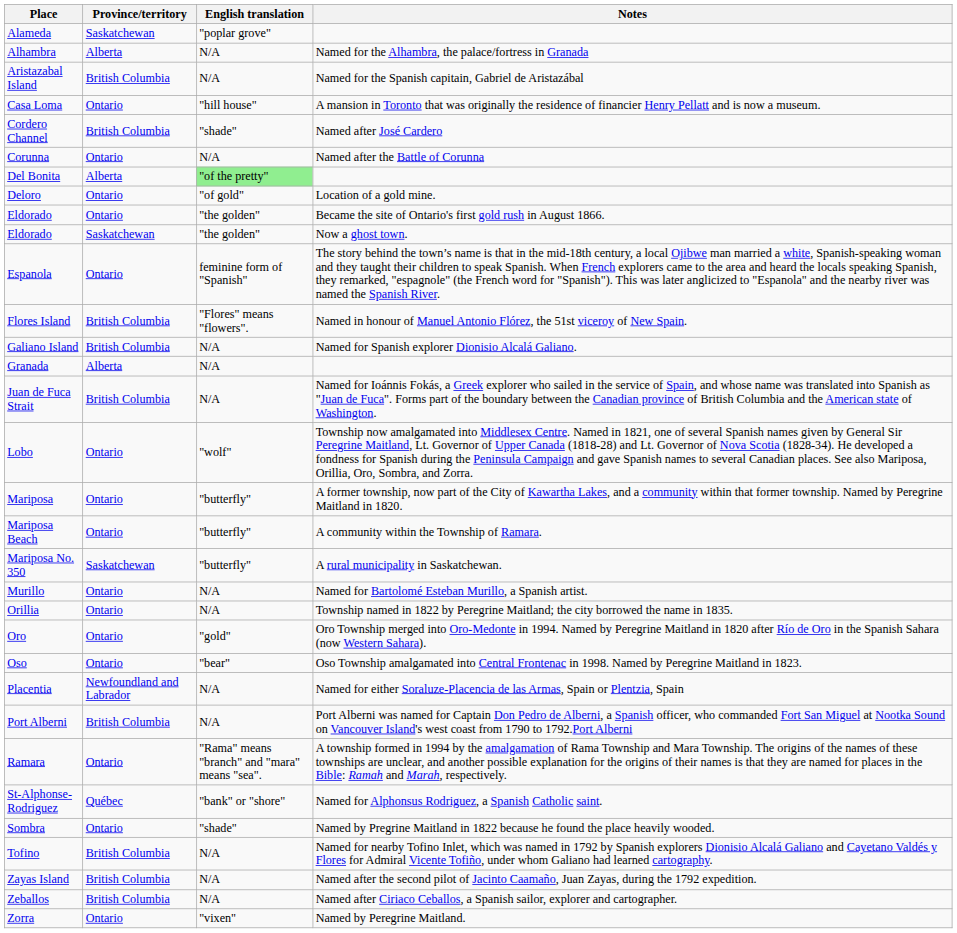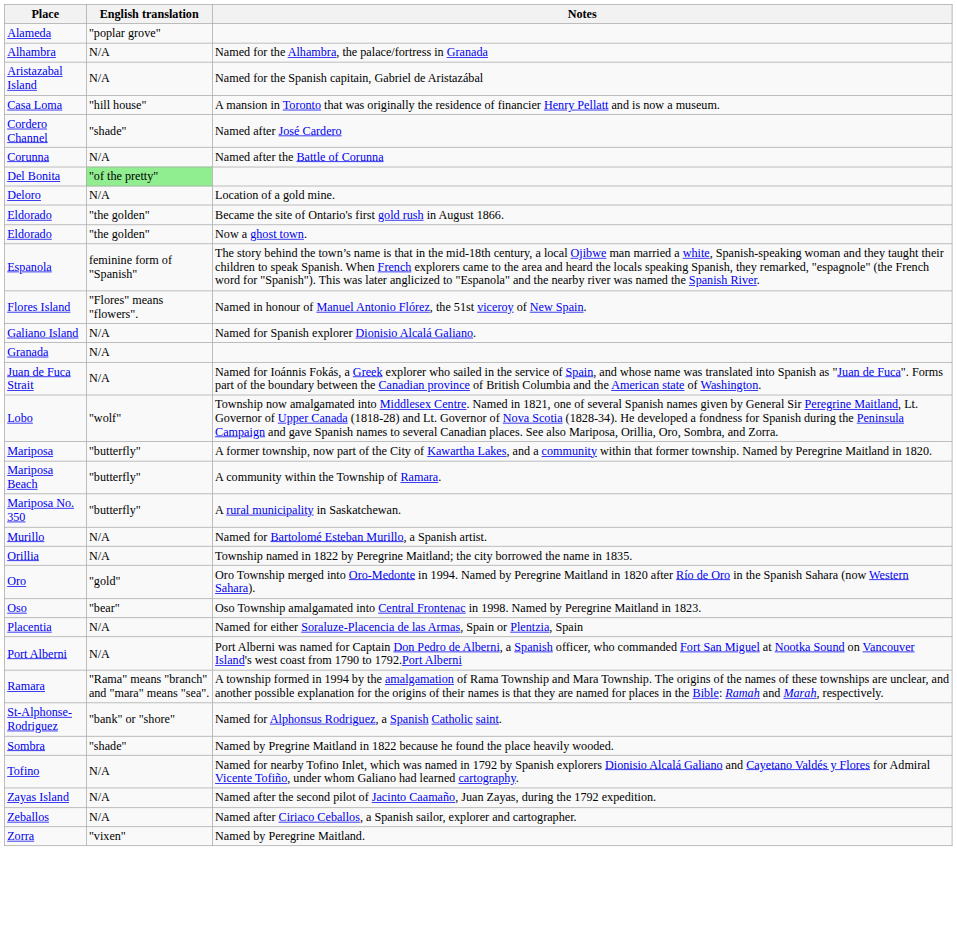- column: (140, 14)
(222, 195) "of gold" -> (99, 195) N/A
